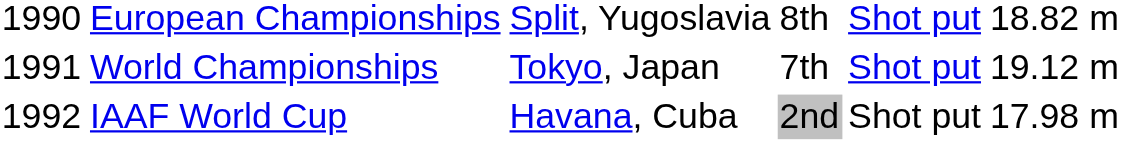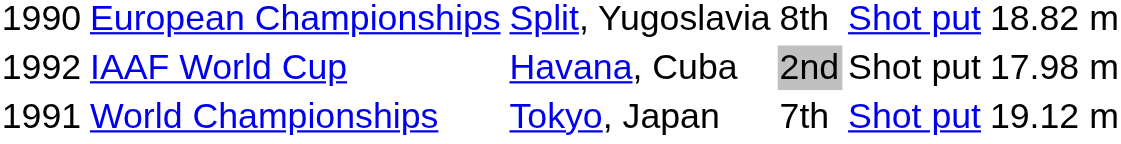rows swapped: (264, 67) <-> (219, 116)
